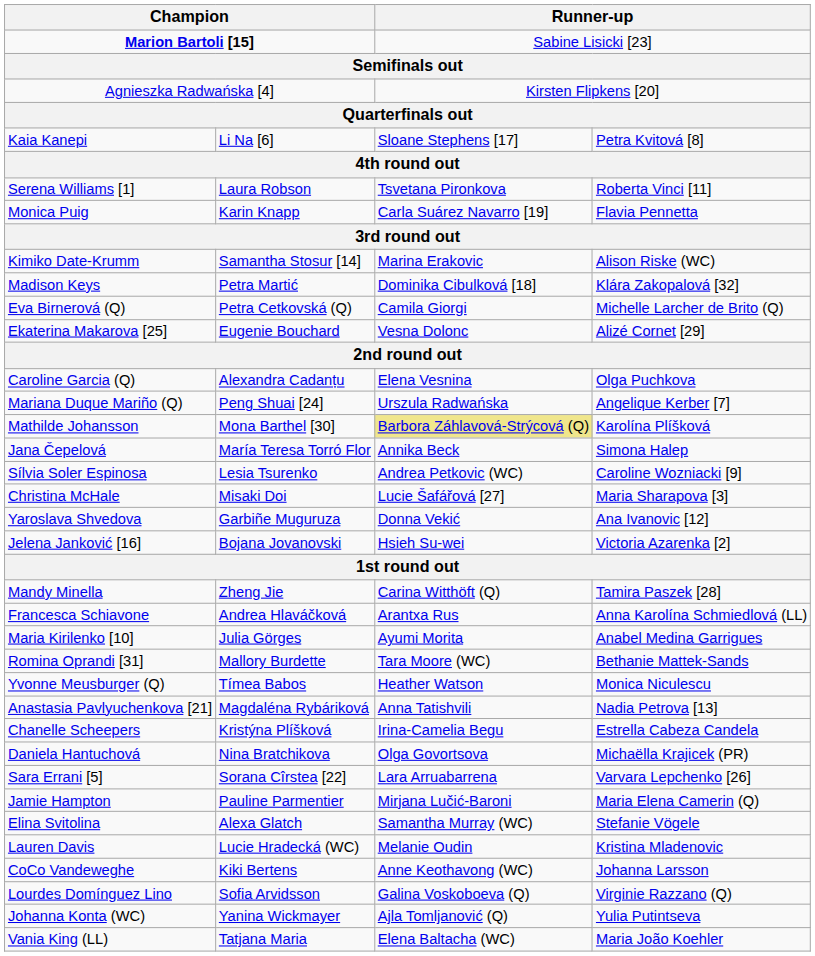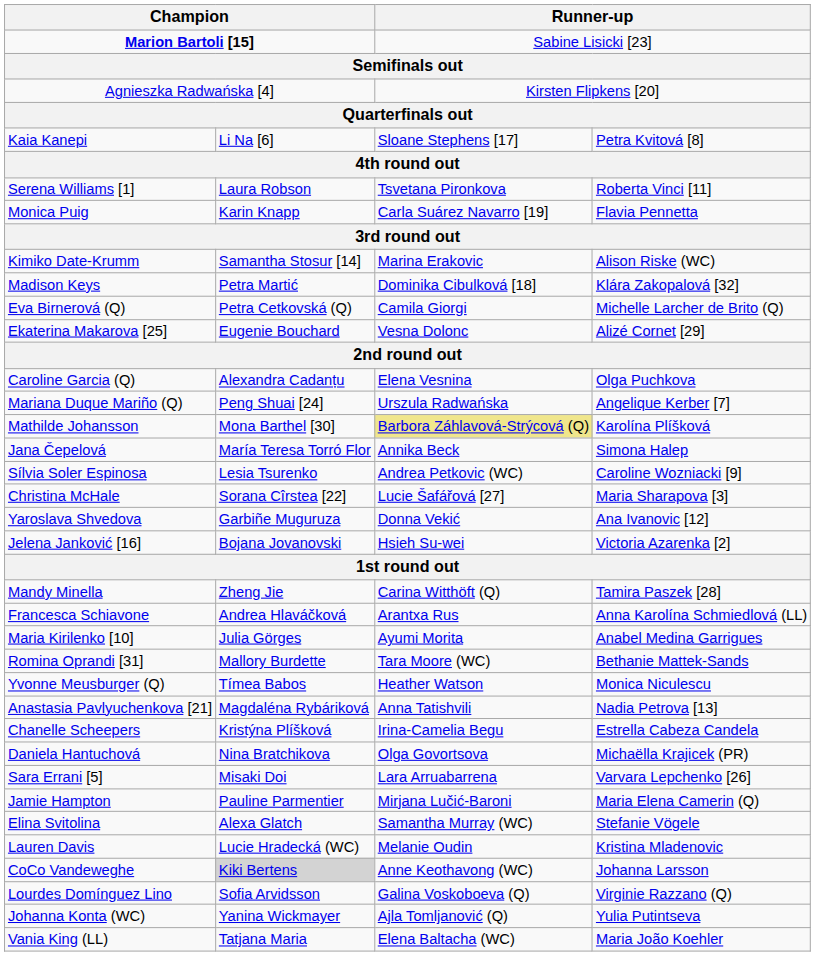(253, 496) Misaki Doi -> (283, 496) Sorana Cîrstea [22]
(283, 777) Sorana Cîrstea [22] -> (253, 777) Misaki Doi
(258, 870) no background -> (258, 870) lightgrey background
